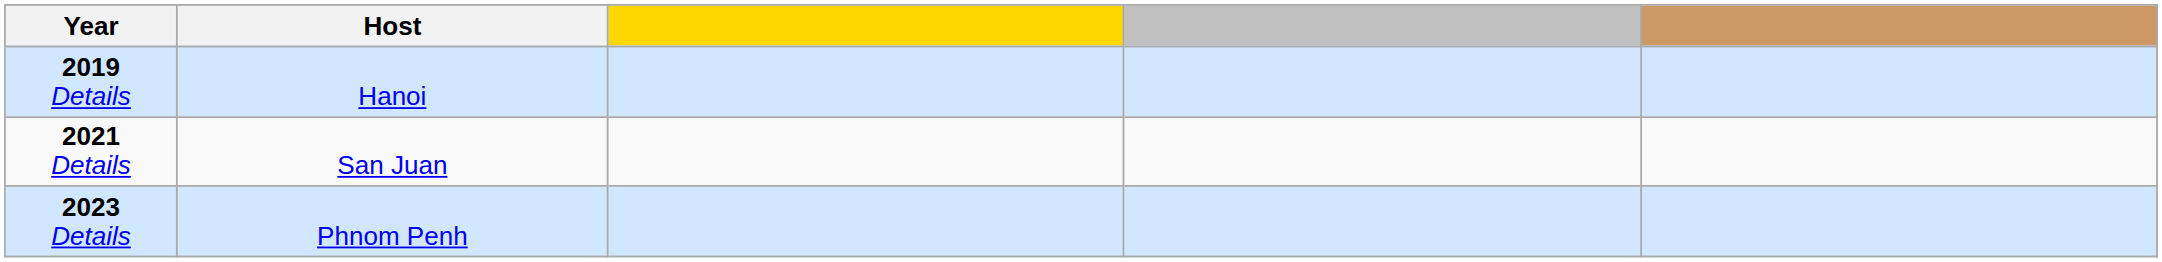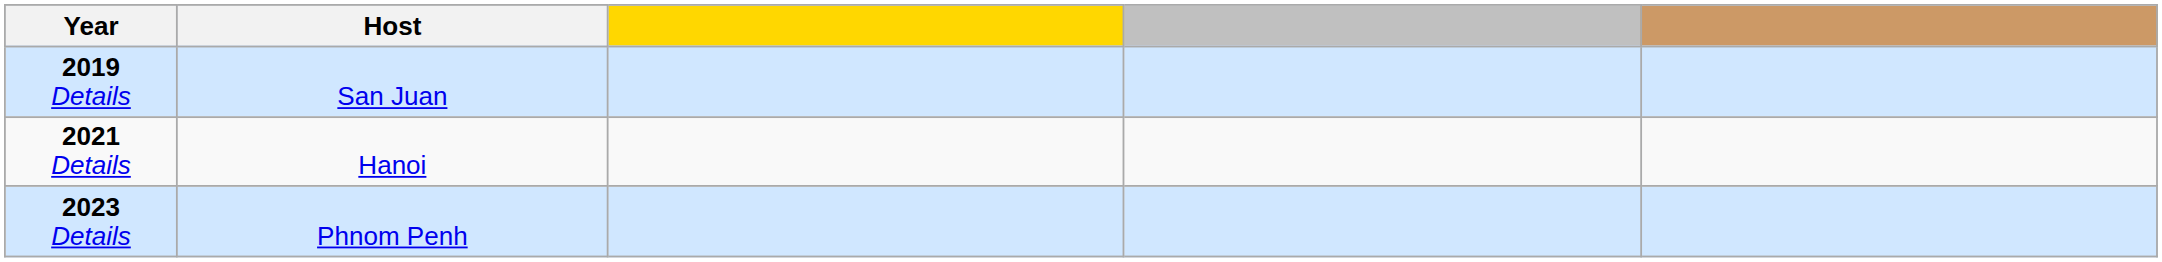(392, 96) Hanoi -> (392, 96) San Juan
(392, 166) San Juan -> (392, 166) Hanoi
